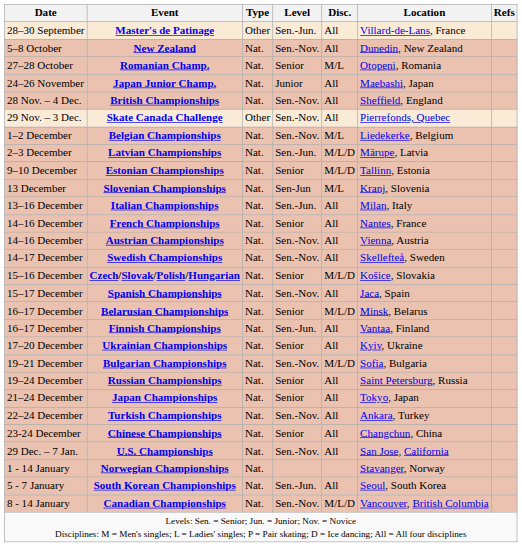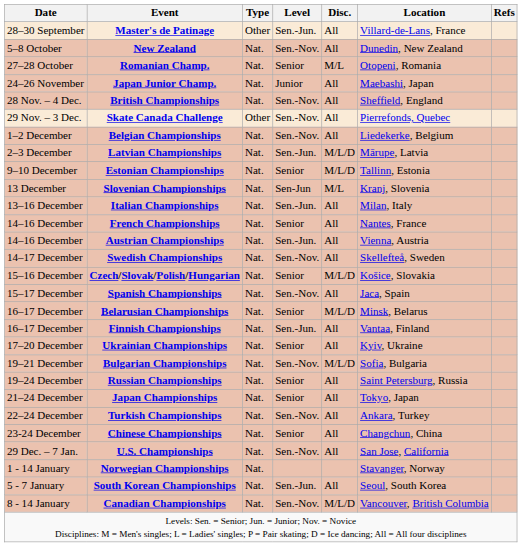(334, 135) M/L -> (331, 135) All
(297, 240) Sen.-Nov. -> (296, 240) Sen.-Jun.
